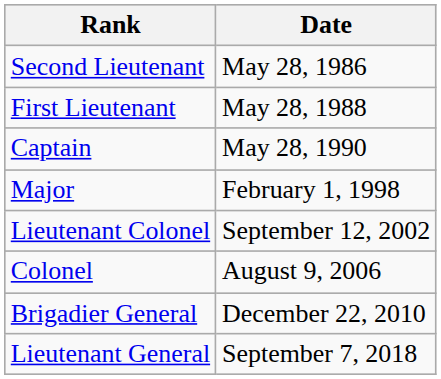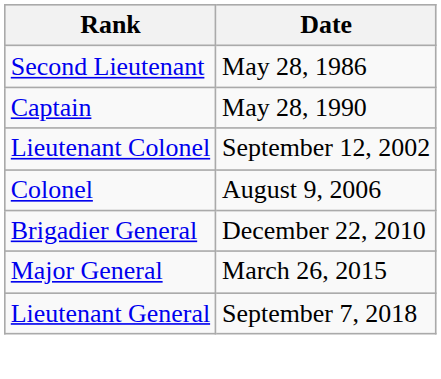- row: (93, 107)
- row: (42, 189)
+ row: (87, 271)
